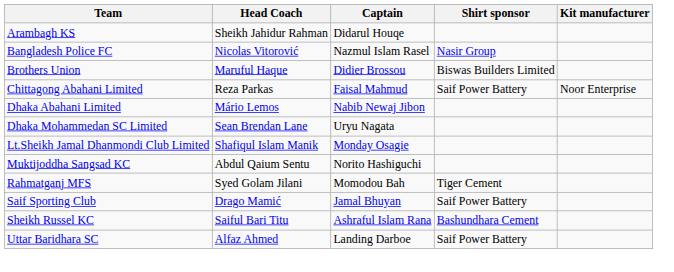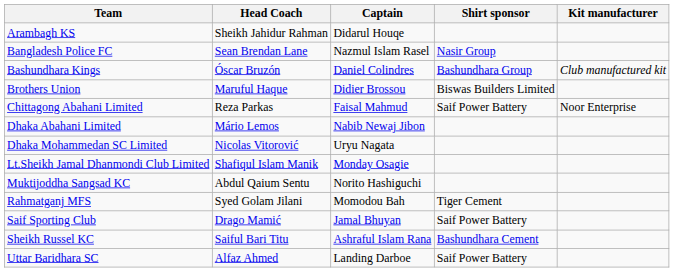(257, 51) Nicolas Vitorović -> (261, 51) Sean Brendan Lane
+ row: (54, 70)
(261, 126) Sean Brendan Lane -> (257, 145) Nicolas Vitorović
